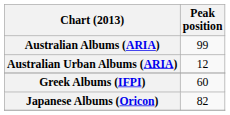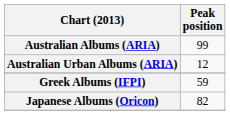(203, 82) 60 -> (203, 82) 59
